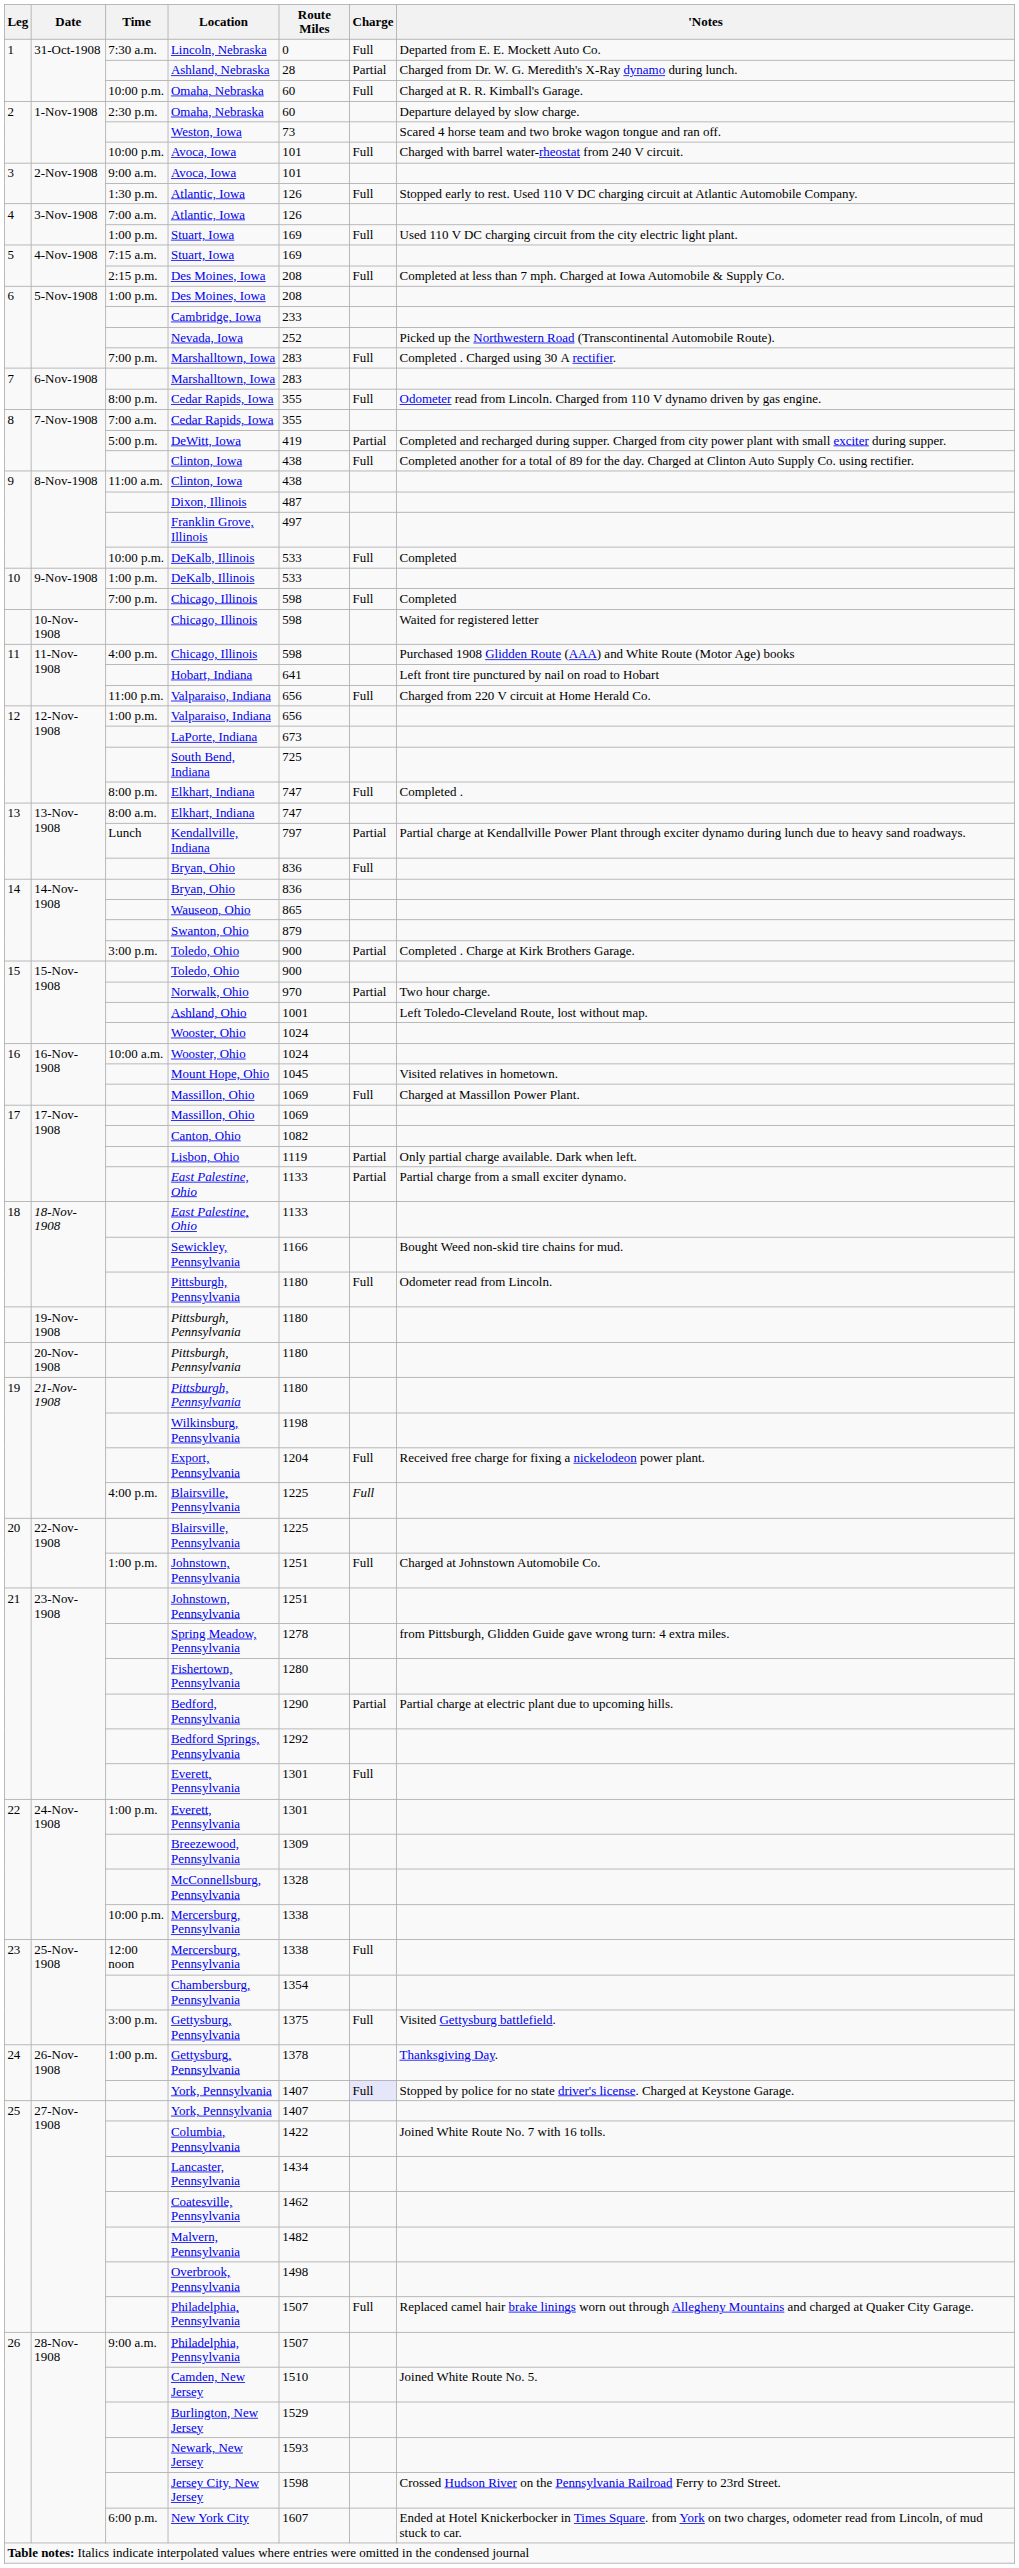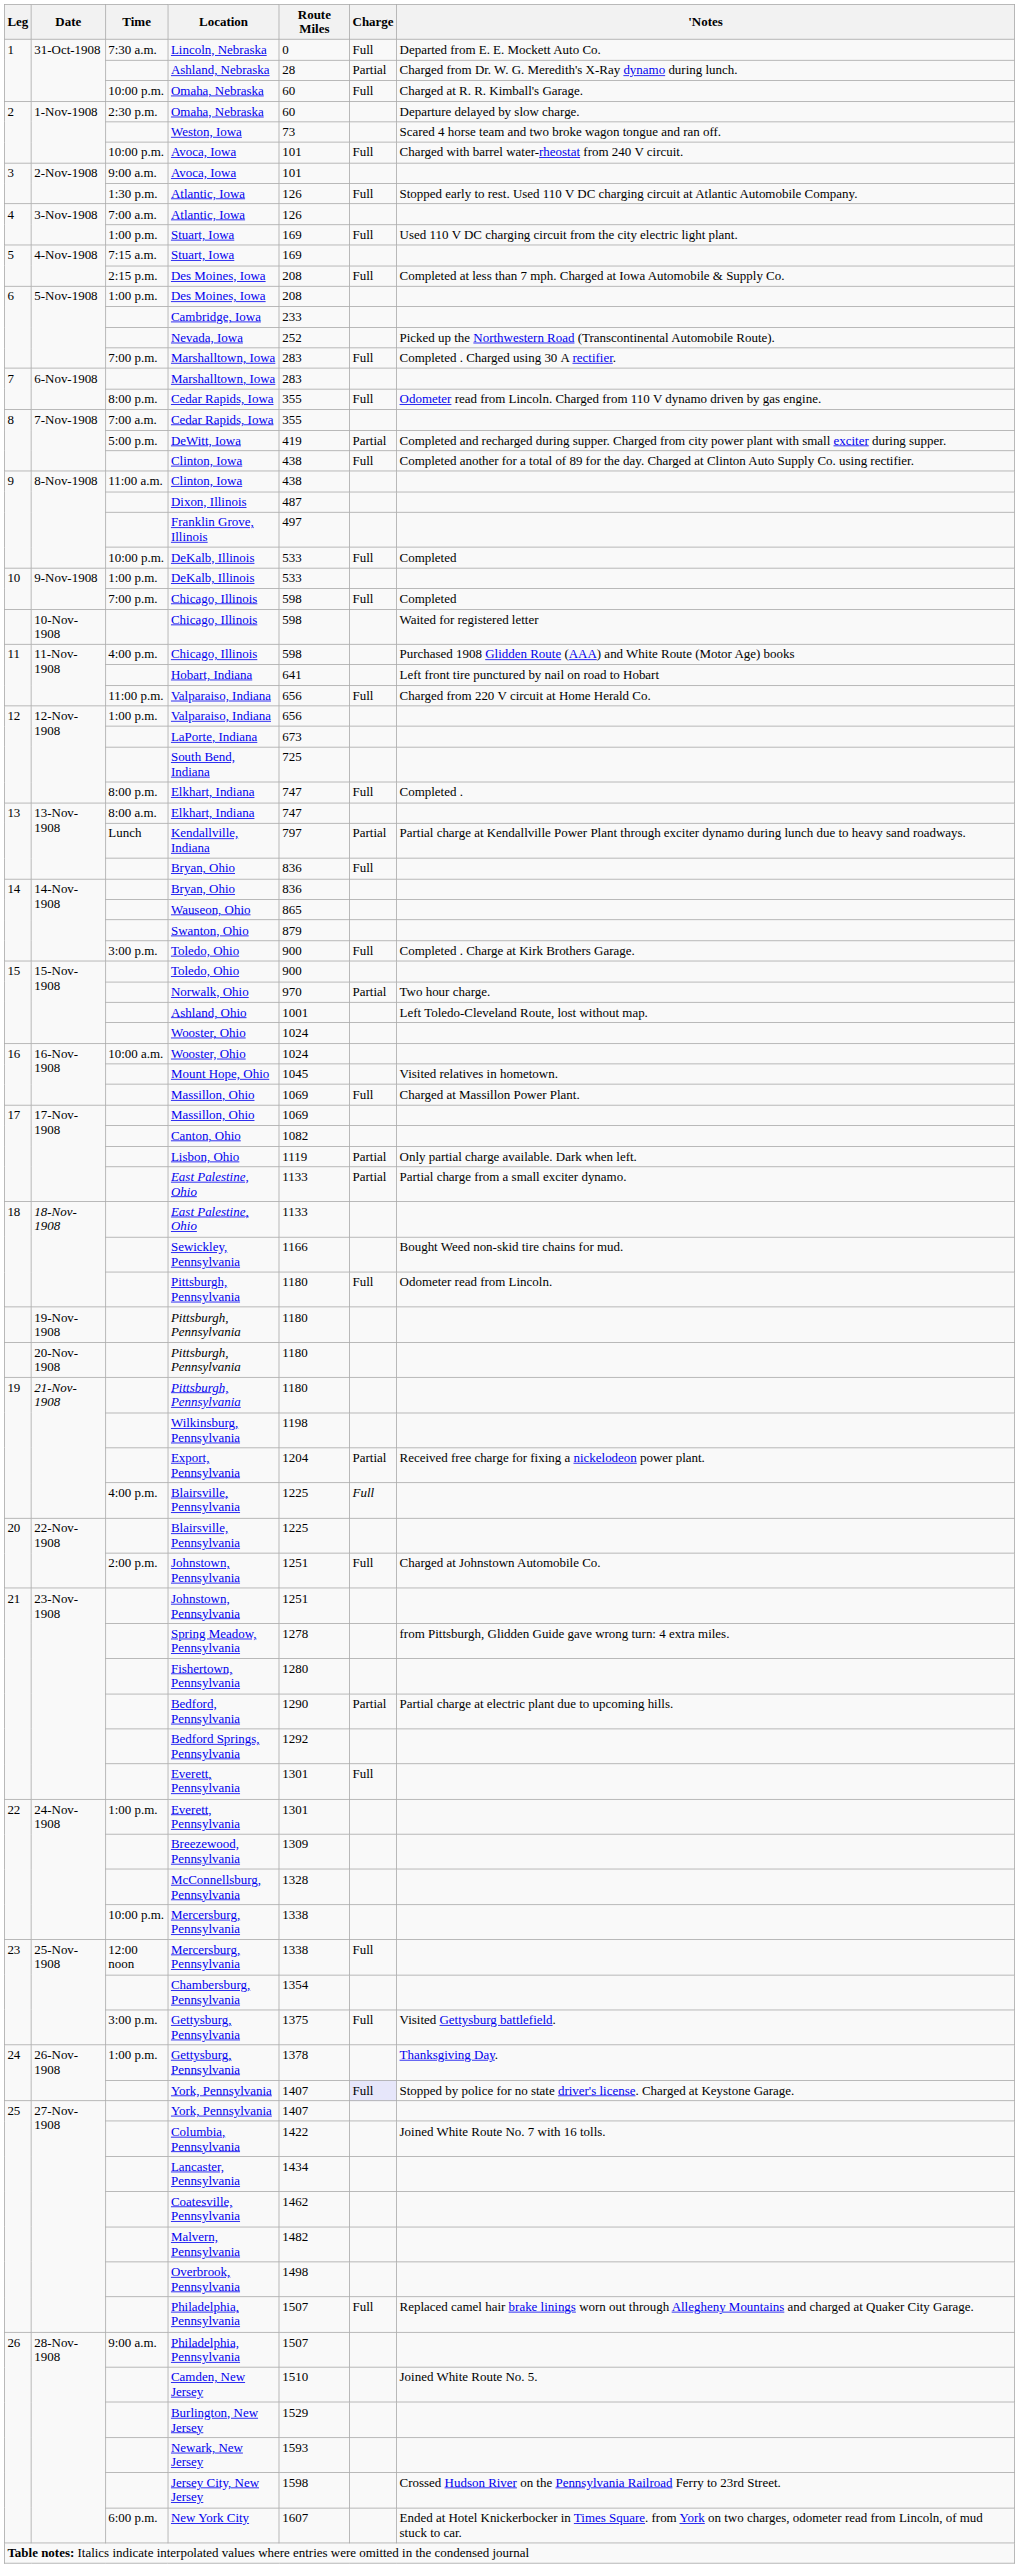(369, 950) Partial -> (363, 950) Full
(363, 1458) Full -> (369, 1458) Partial
(133, 1563) 1:00 p.m. -> (133, 1563) 2:00 p.m.
